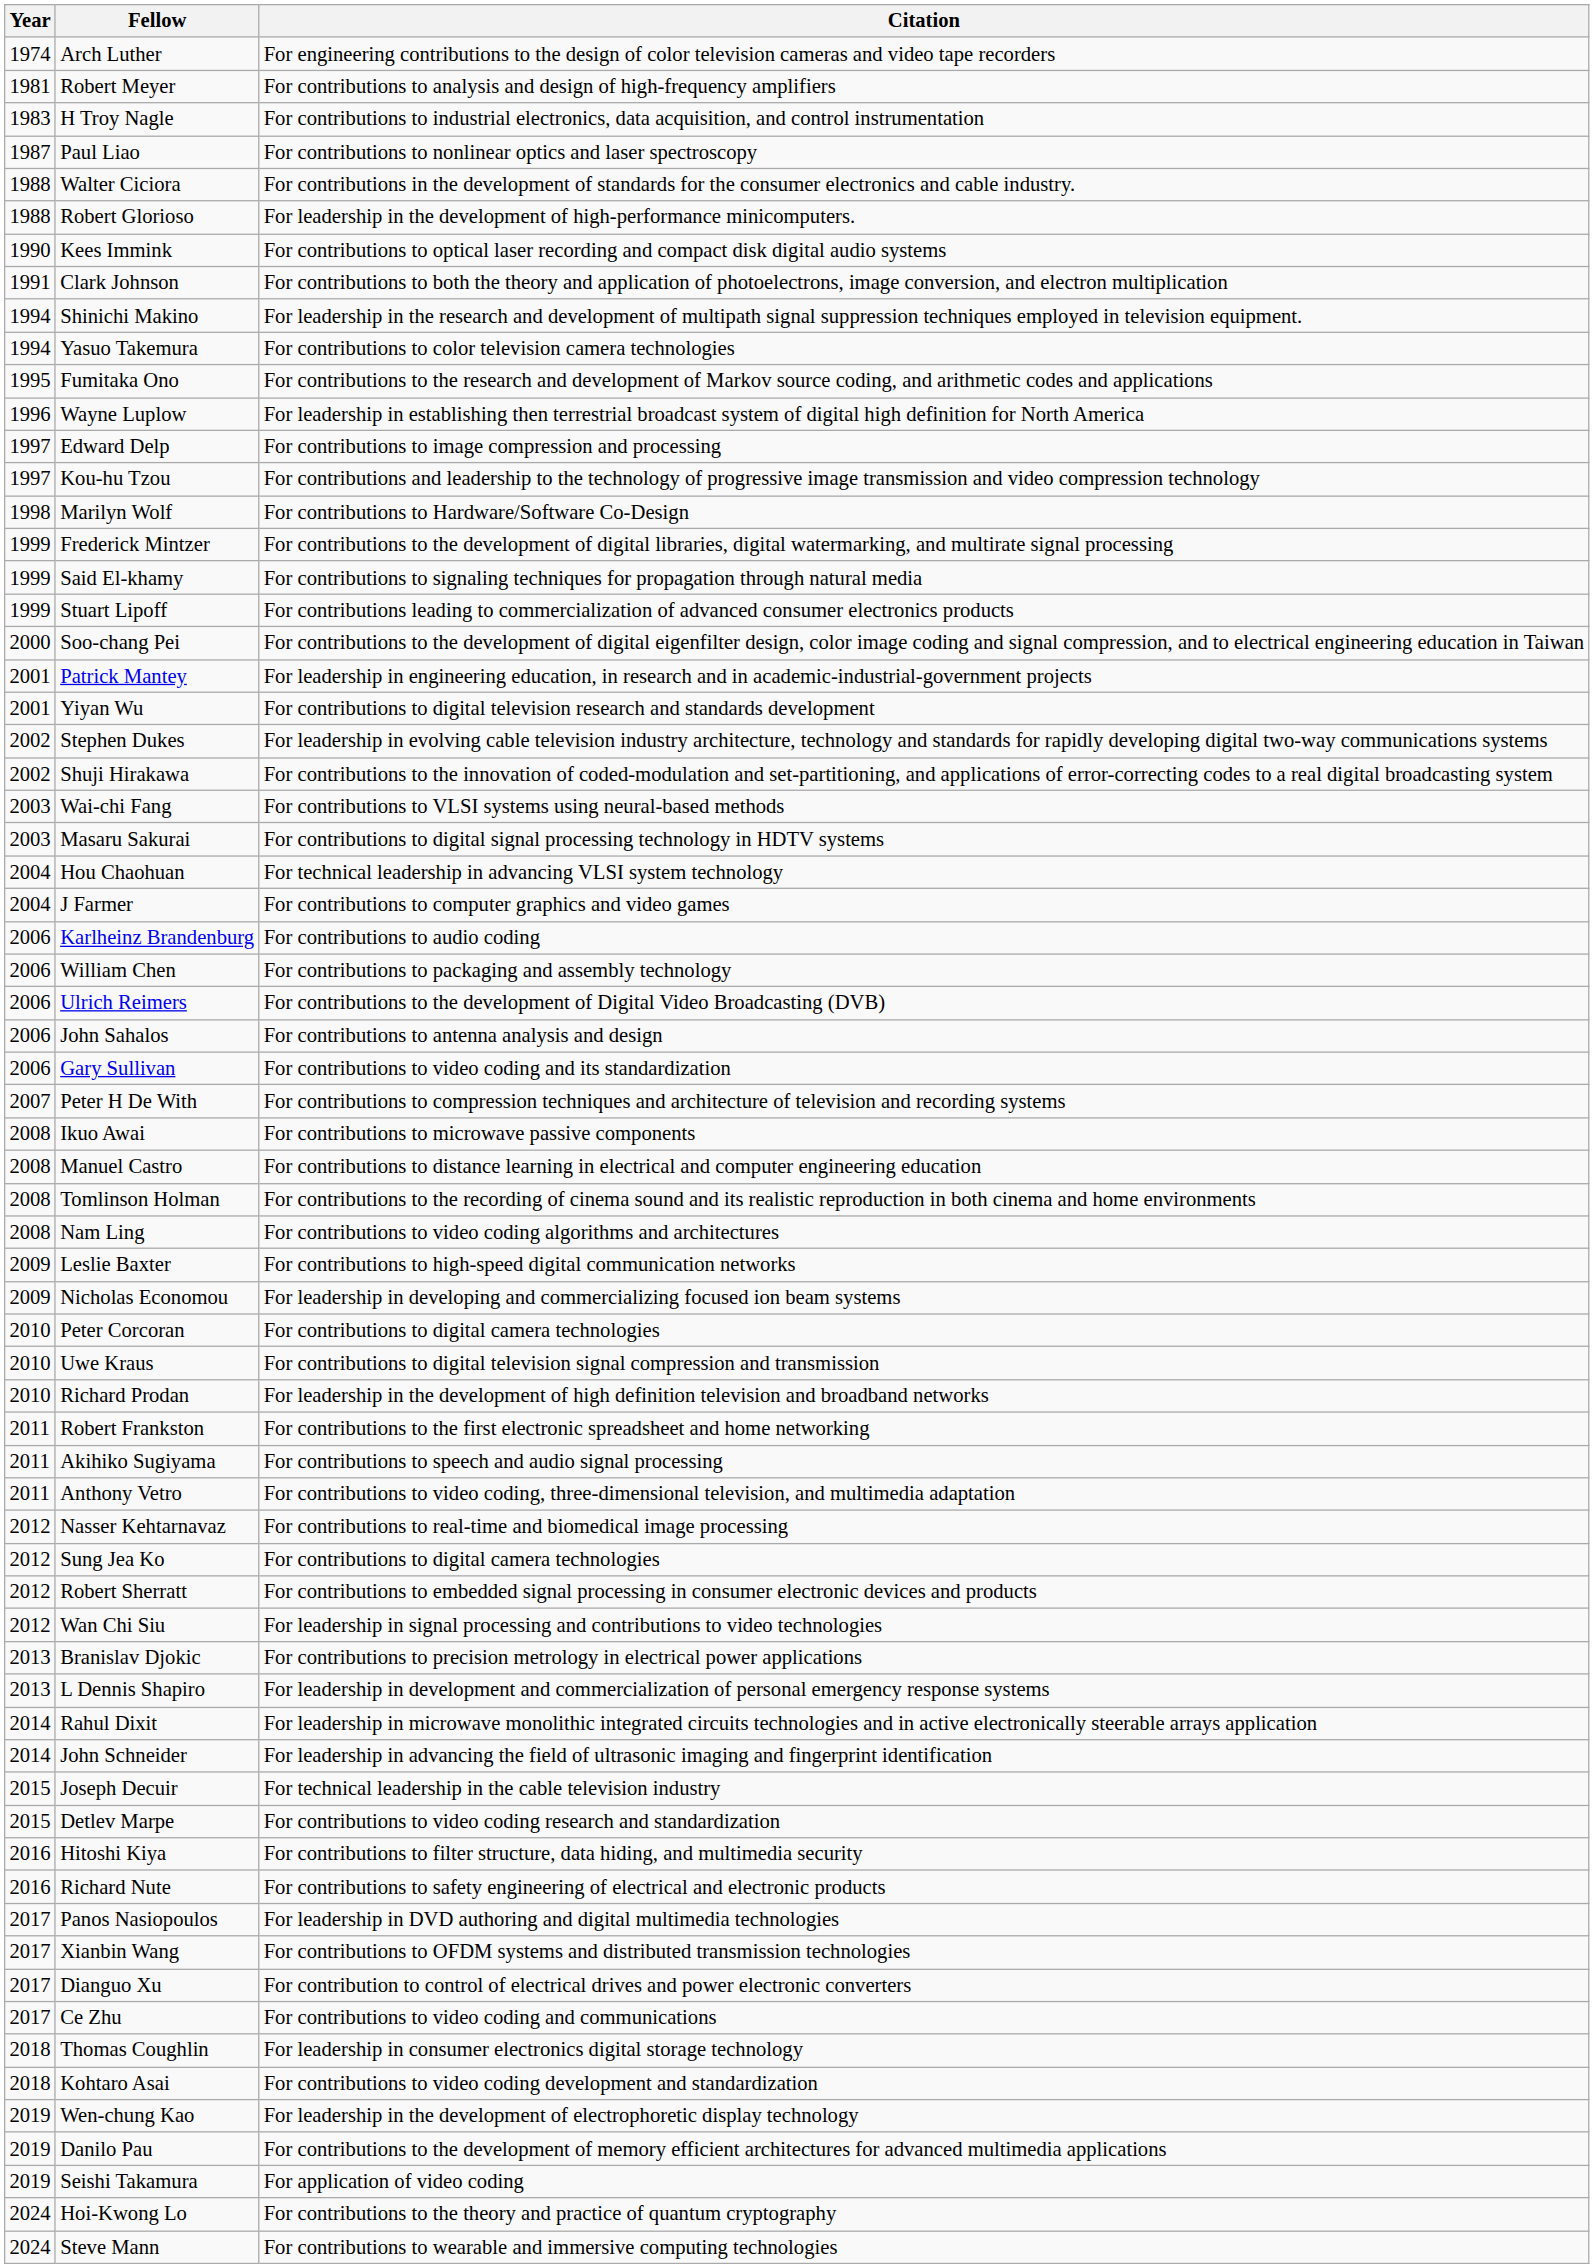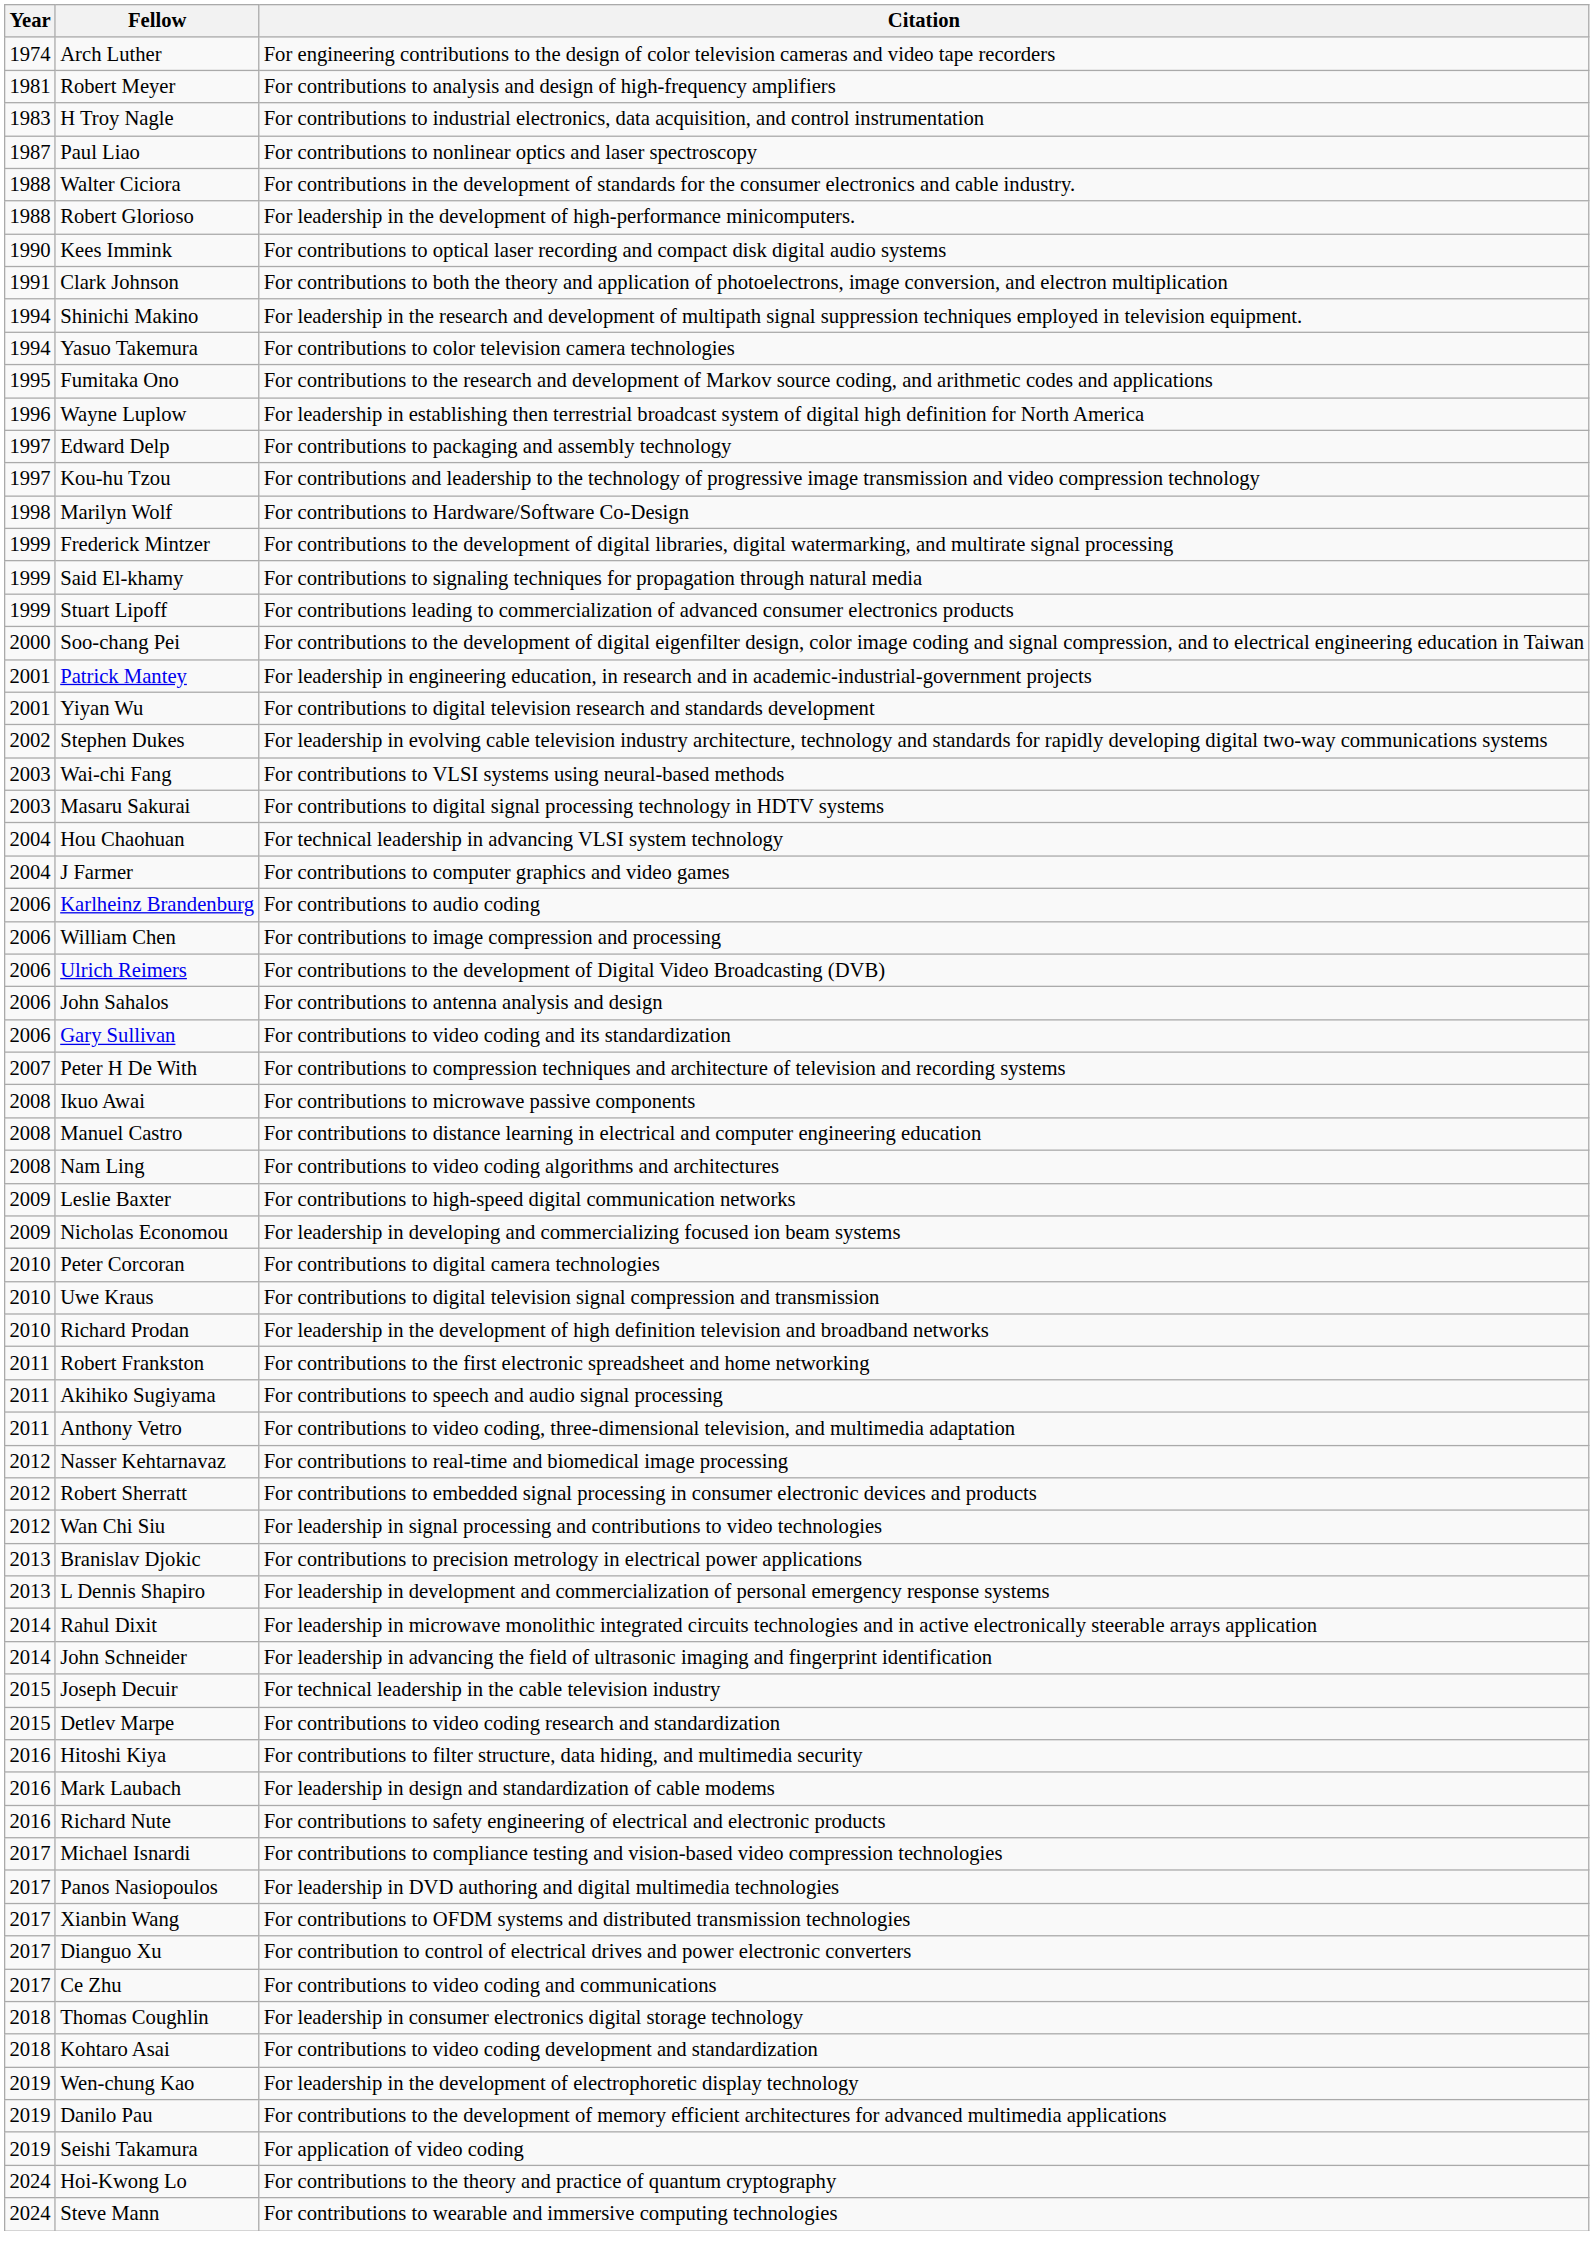(492, 446) For contributions to image compression and processing -> (498, 446) For contributions to packaging and assembly technology
- row: (125, 773)
(498, 970) For contributions to packaging and assembly technology -> (492, 937) For contributions to image compression and processing
- row: (140, 1199)
- row: (112, 1559)
+ row: (121, 1788)
+ row: (125, 1853)
